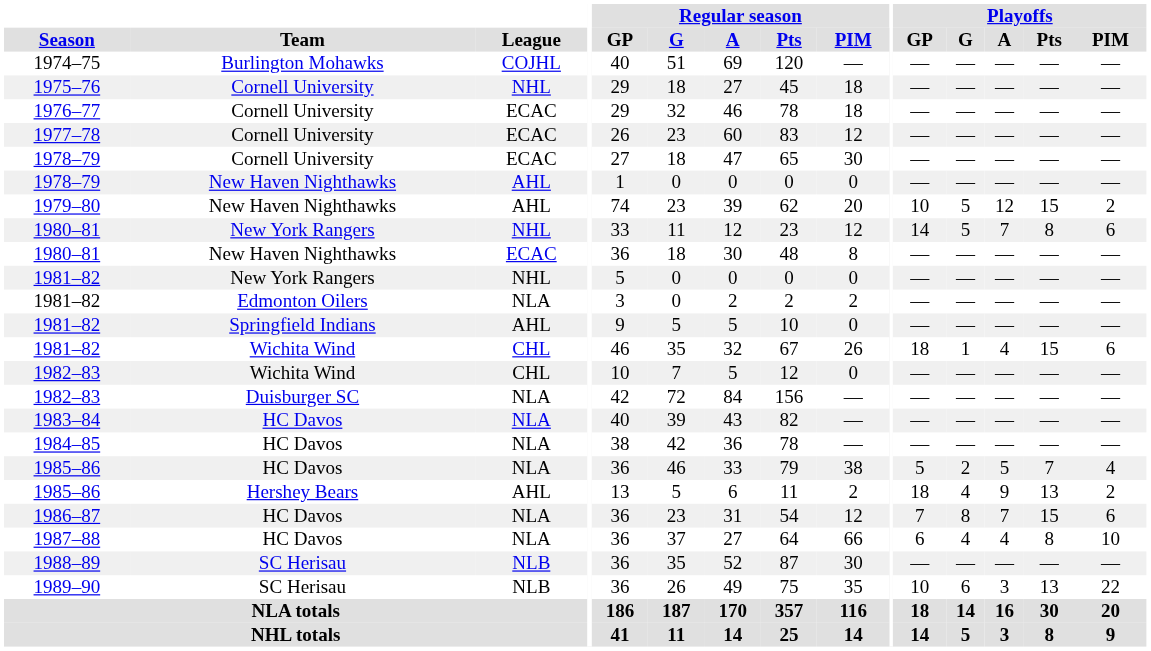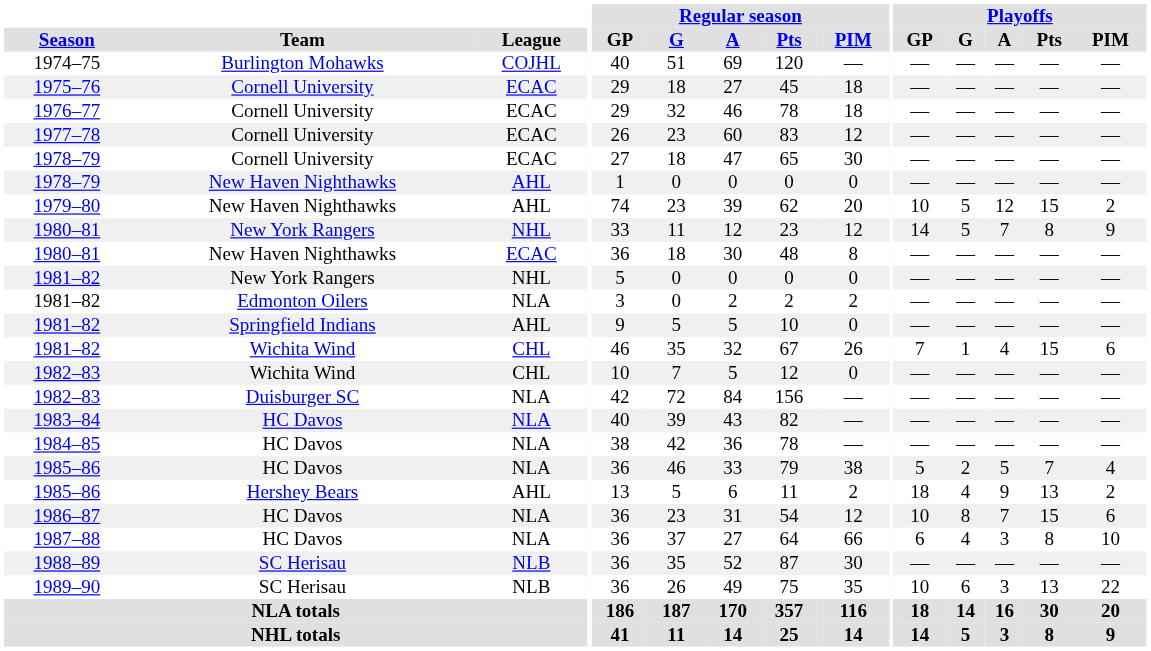(531, 87) NHL -> (531, 87) ECAC
(1110, 230) 6 -> (1110, 230) 9
(920, 349) 18 -> (920, 349) 7
(920, 515) 7 -> (920, 515) 10
(1004, 539) 4 -> (1004, 539) 3
